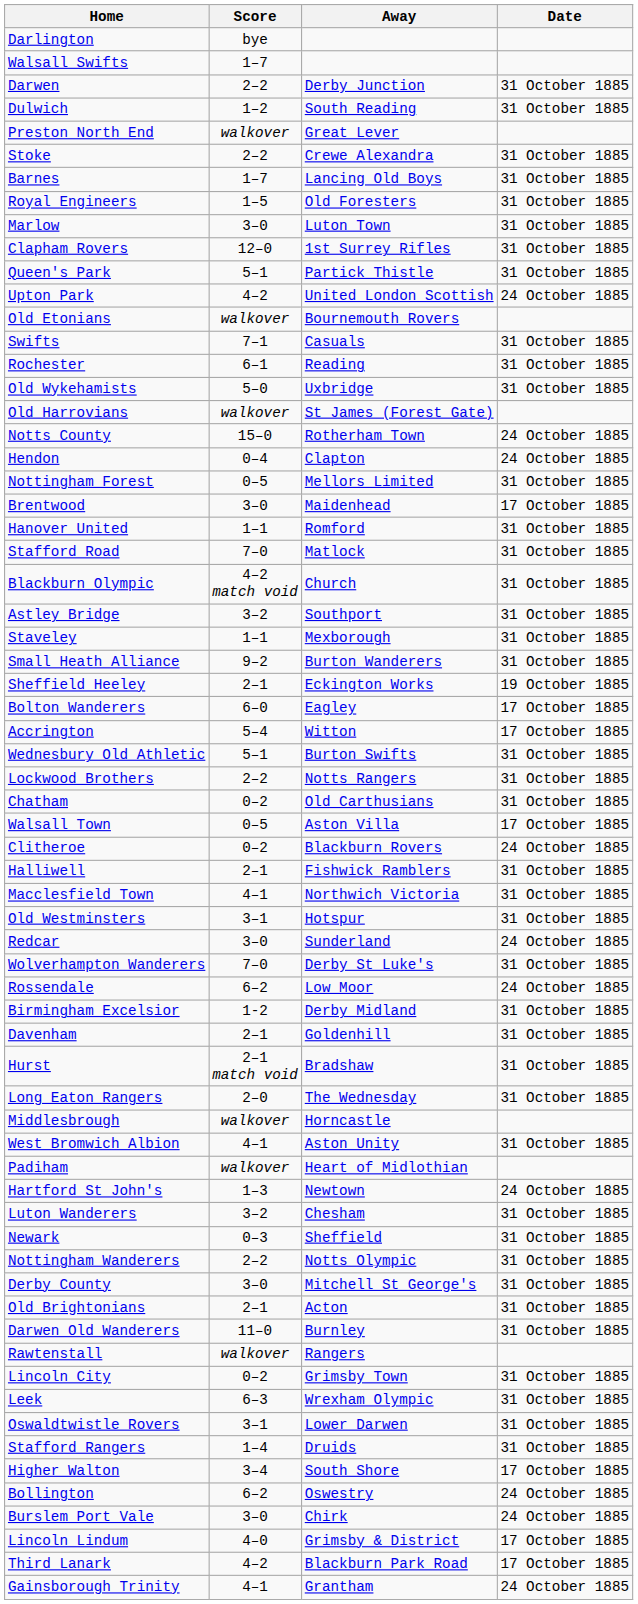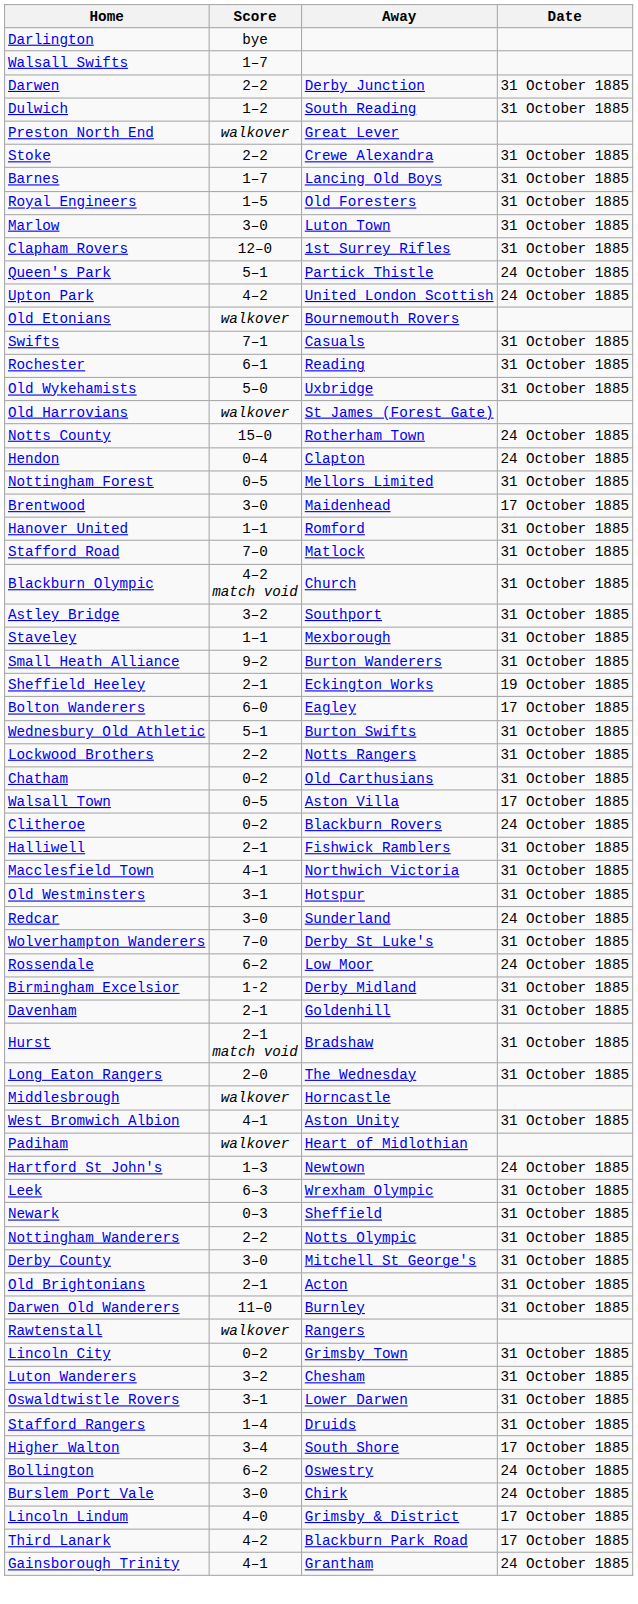(565, 273) 31 October 1885 -> (565, 273) 24 October 1885
- row: (51, 732)
rows swapped: (25, 1401) <-> (72, 1215)
